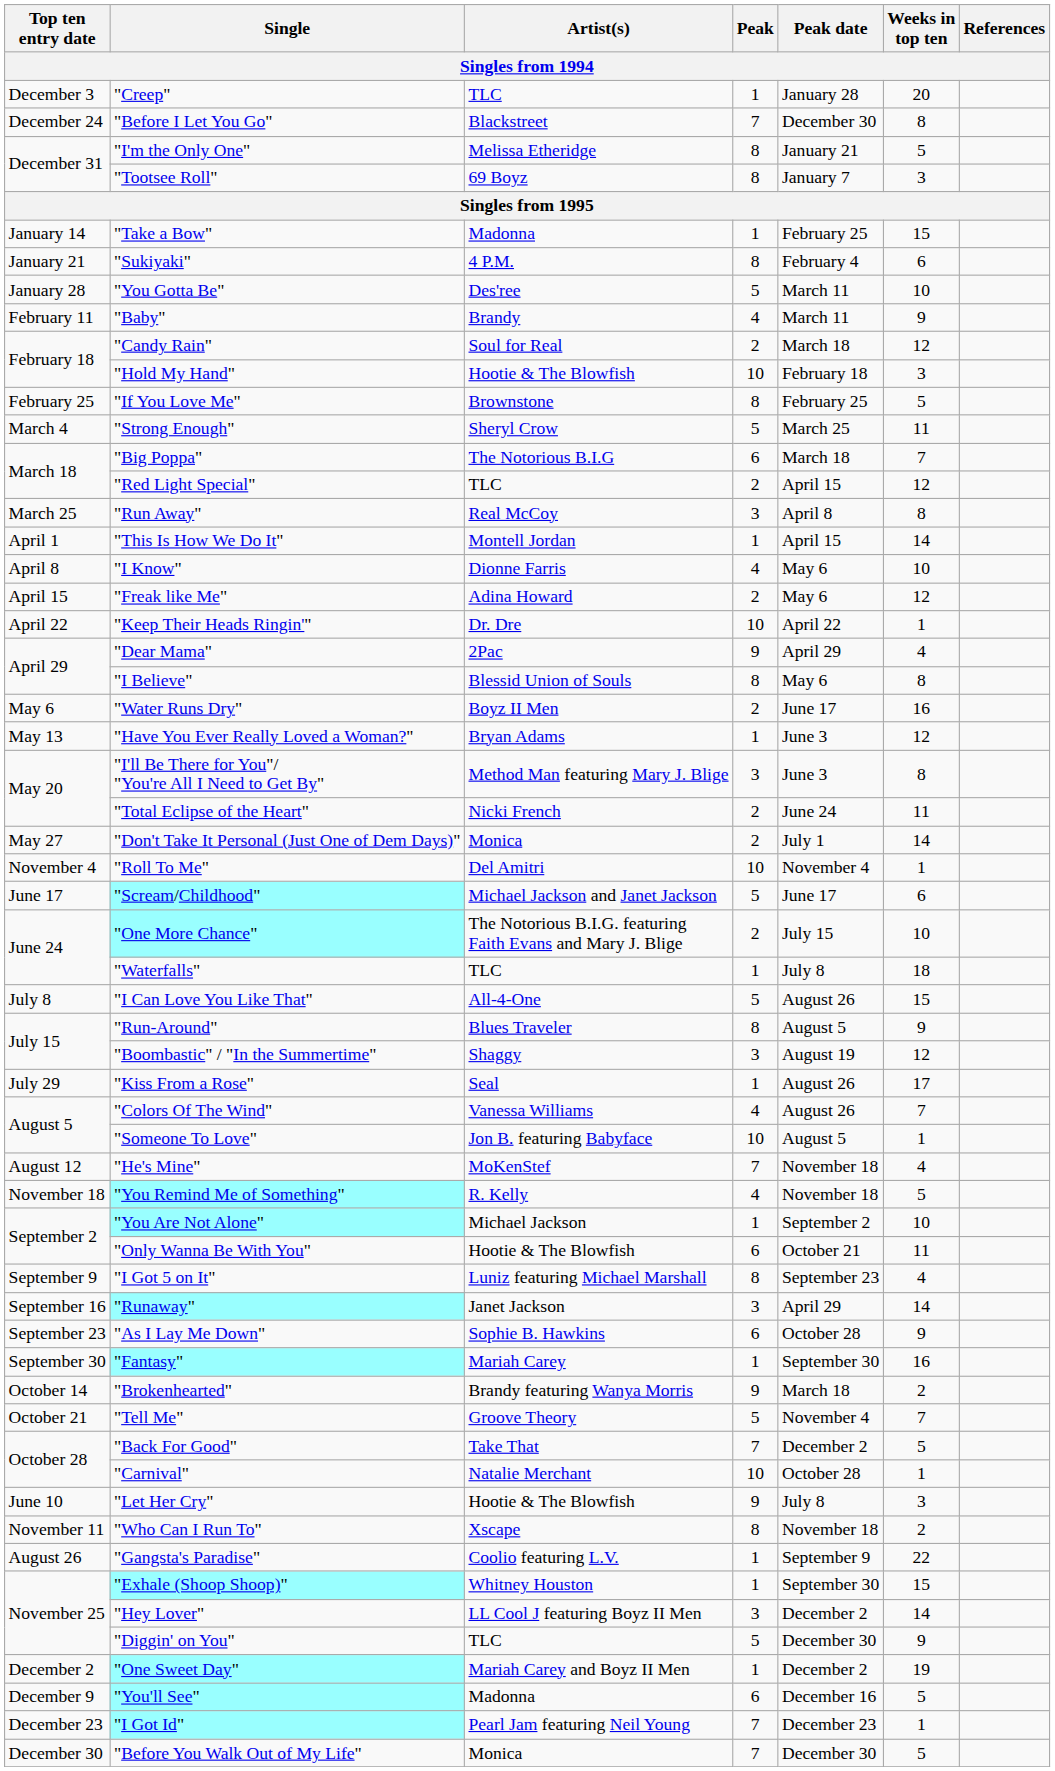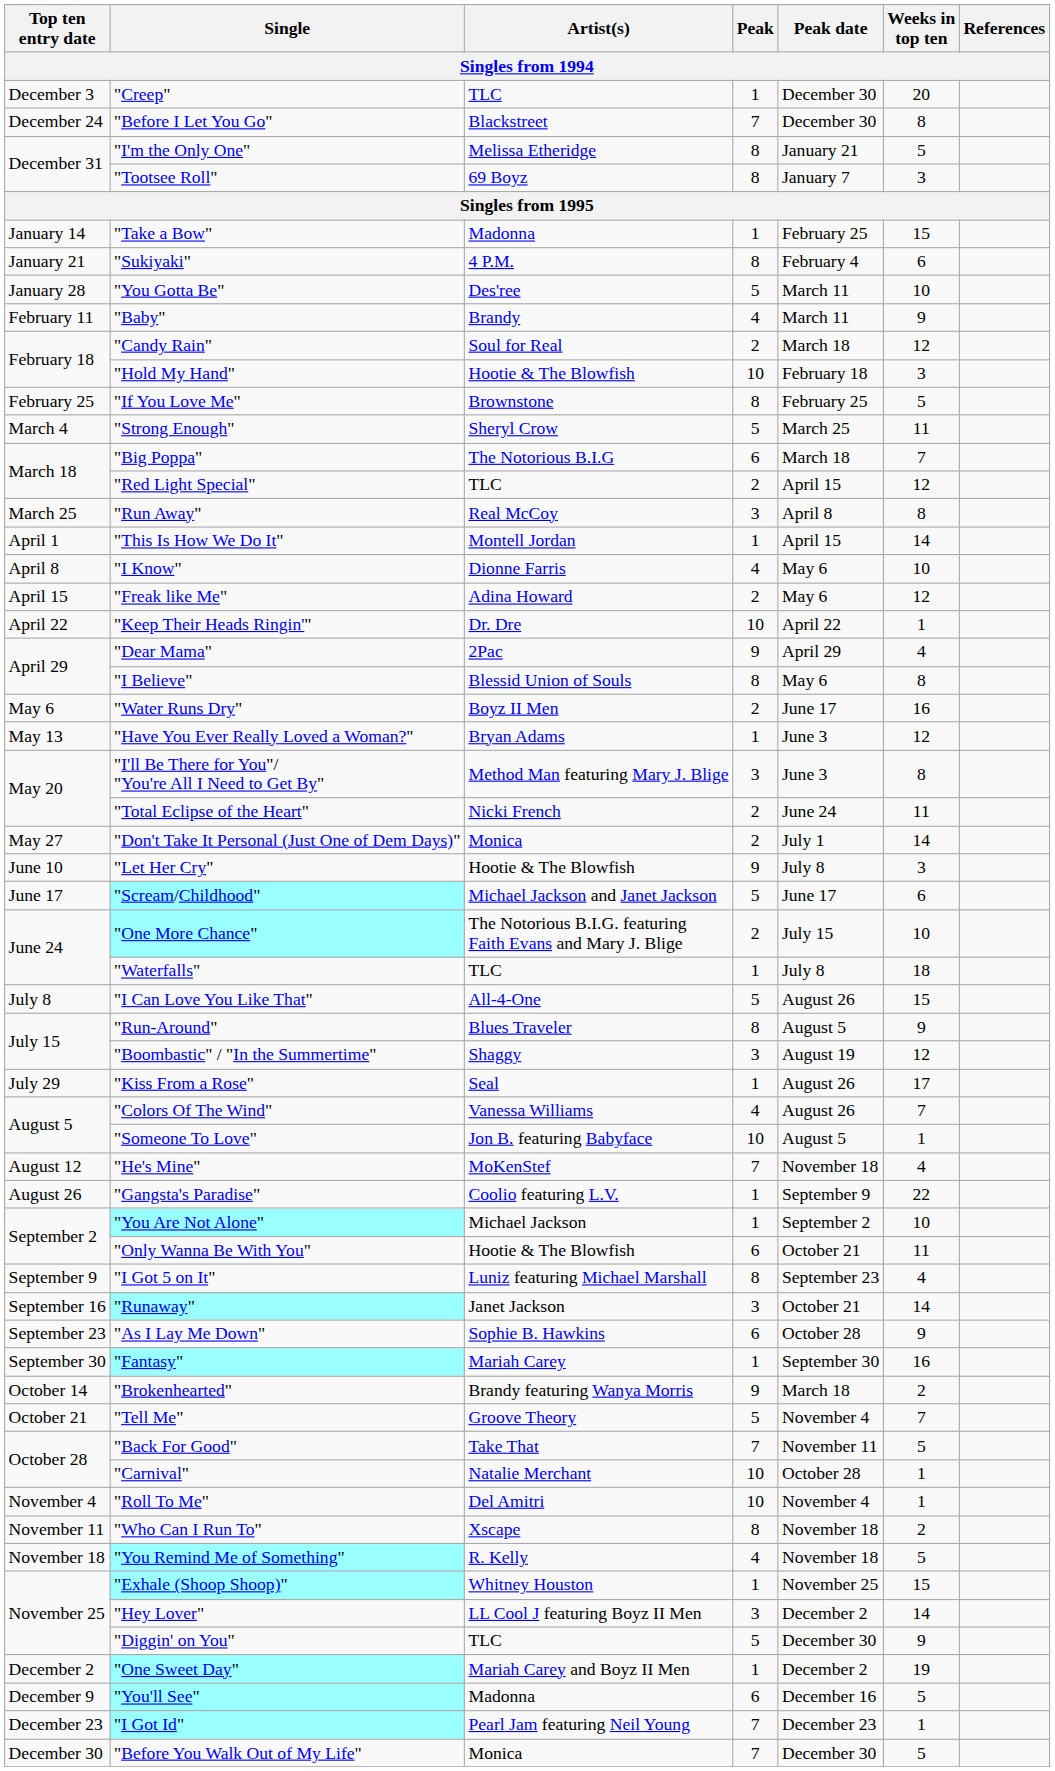(820, 94) January 28 -> (829, 94) December 30
rows swapped: (164, 1501) <-> (161, 867)
rows swapped: (187, 1557) <-> (229, 1194)
(812, 1306) April 29 -> (821, 1306) October 21
(825, 1445) December 2 -> (830, 1445) November 11
(831, 1585) September 30 -> (830, 1585) November 25
